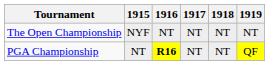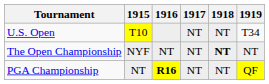+ row: (31, 32)
(222, 32) normal -> (222, 51) bold
